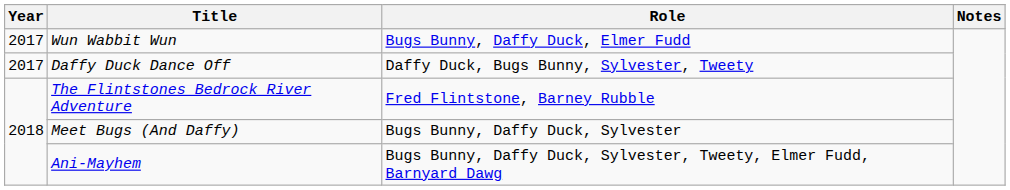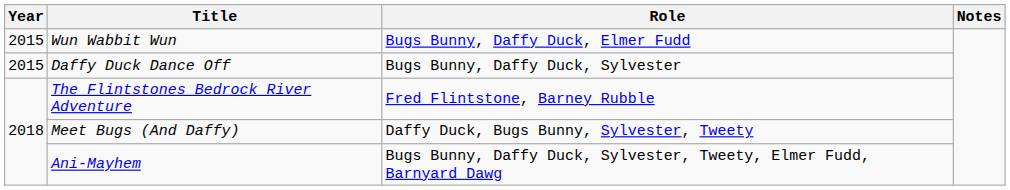(26, 41) 2017 -> (26, 41) 2015
(26, 65) 2017 -> (26, 65) 2015
(569, 65) Daffy Duck, Bugs Bunny, Sylvester, Tweety -> (534, 65) Bugs Bunny, Daffy Duck, Sylvester
(534, 131) Bugs Bunny, Daffy Duck, Sylvester -> (569, 131) Daffy Duck, Bugs Bunny, Sylvester, Tweety
